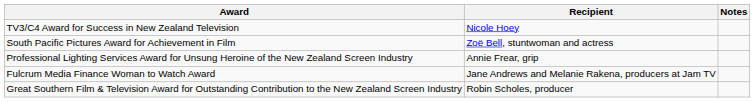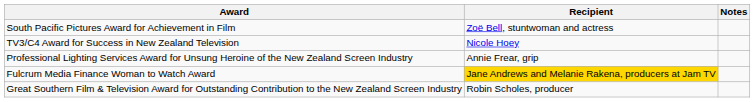rows swapped: (121, 43) <-> (123, 27)
(591, 74) no background -> (591, 74) gold background
